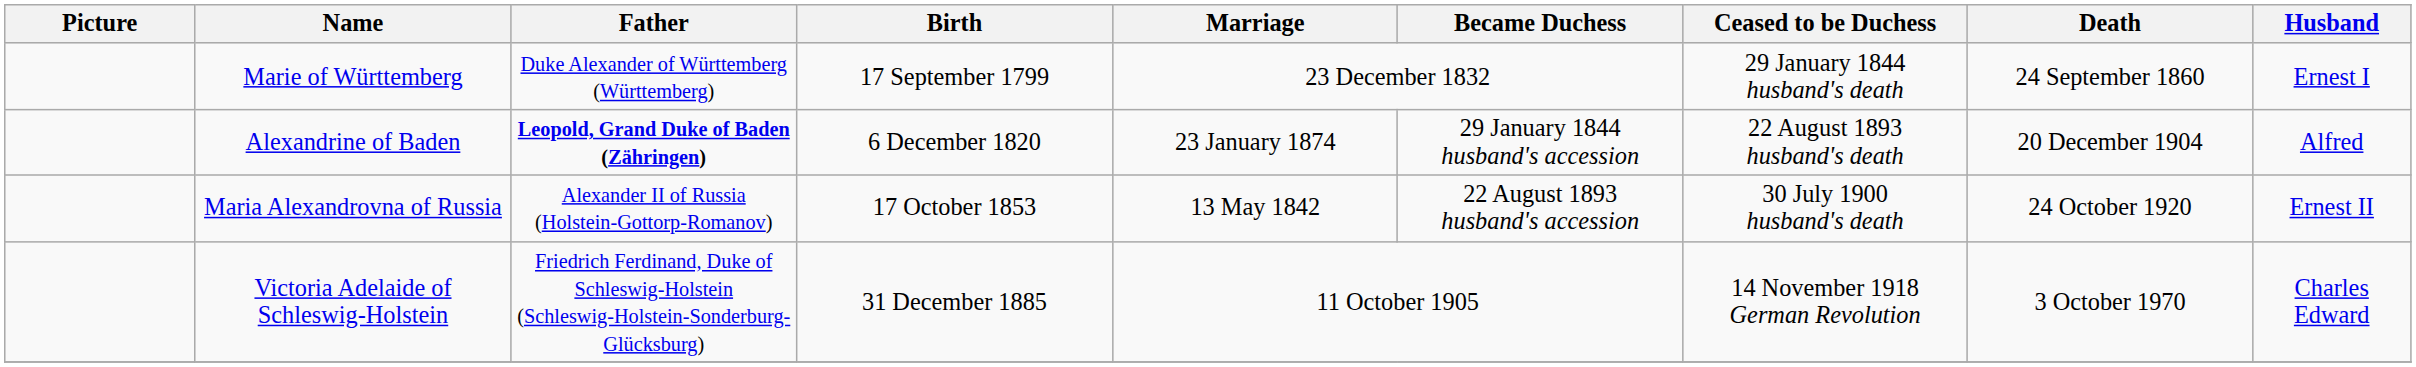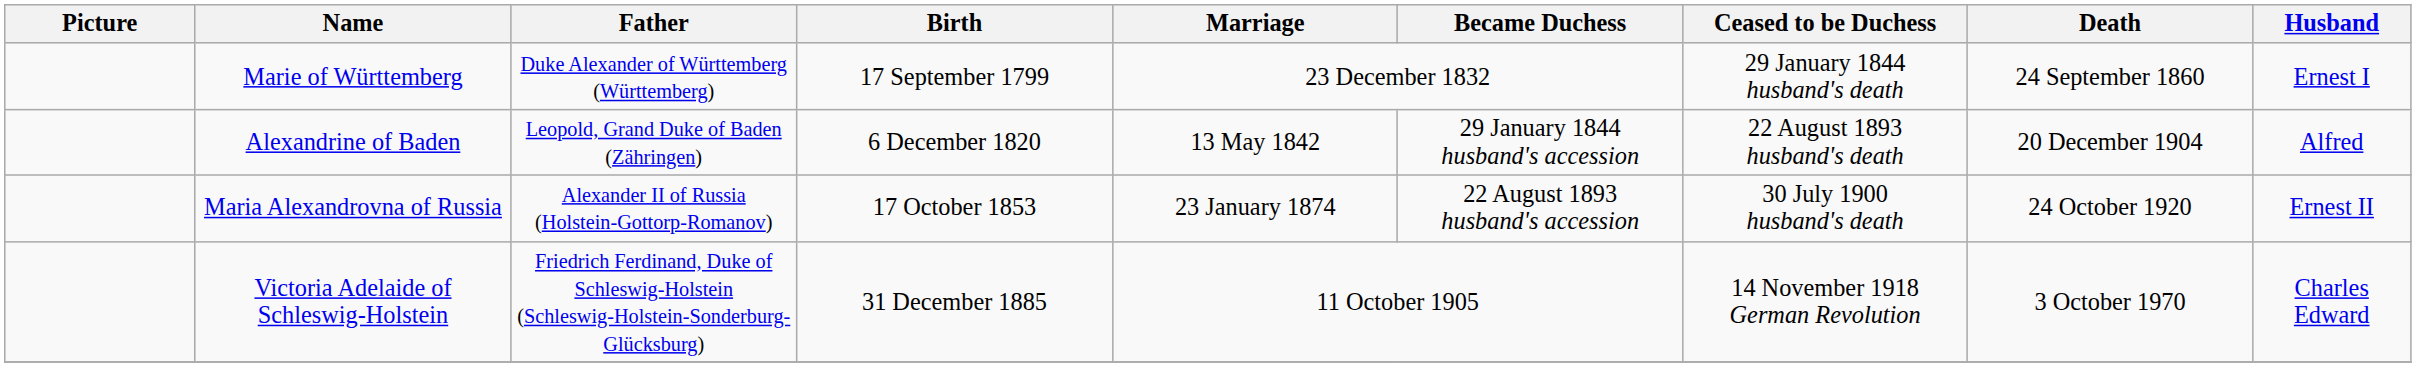(654, 141) bold -> (654, 143) normal
(1255, 141) 23 January 1874 -> (1255, 141) 13 May 1842
(1255, 207) 13 May 1842 -> (1255, 207) 23 January 1874
